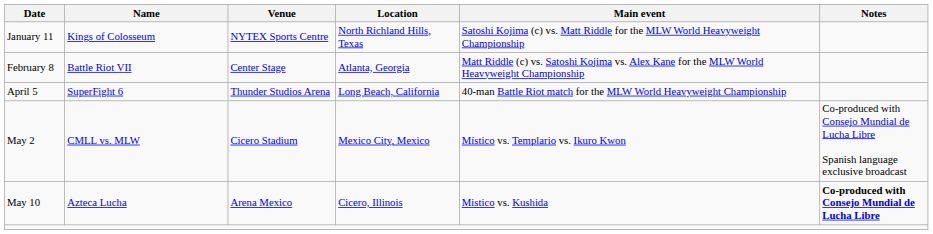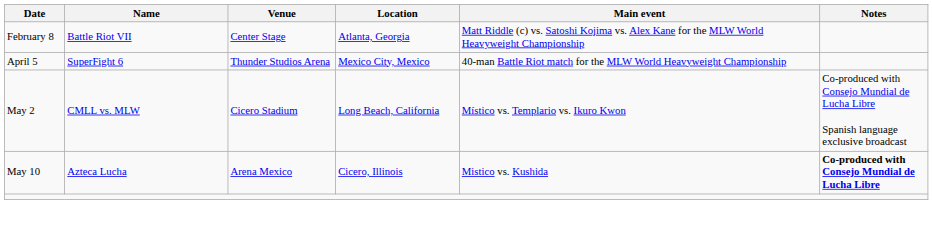- row: (30, 37)
(389, 91) Long Beach, California -> (384, 61) Mexico City, Mexico
(384, 140) Mexico City, Mexico -> (389, 110) Long Beach, California
